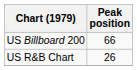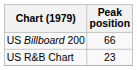(110, 57) 26 -> (110, 57) 23
